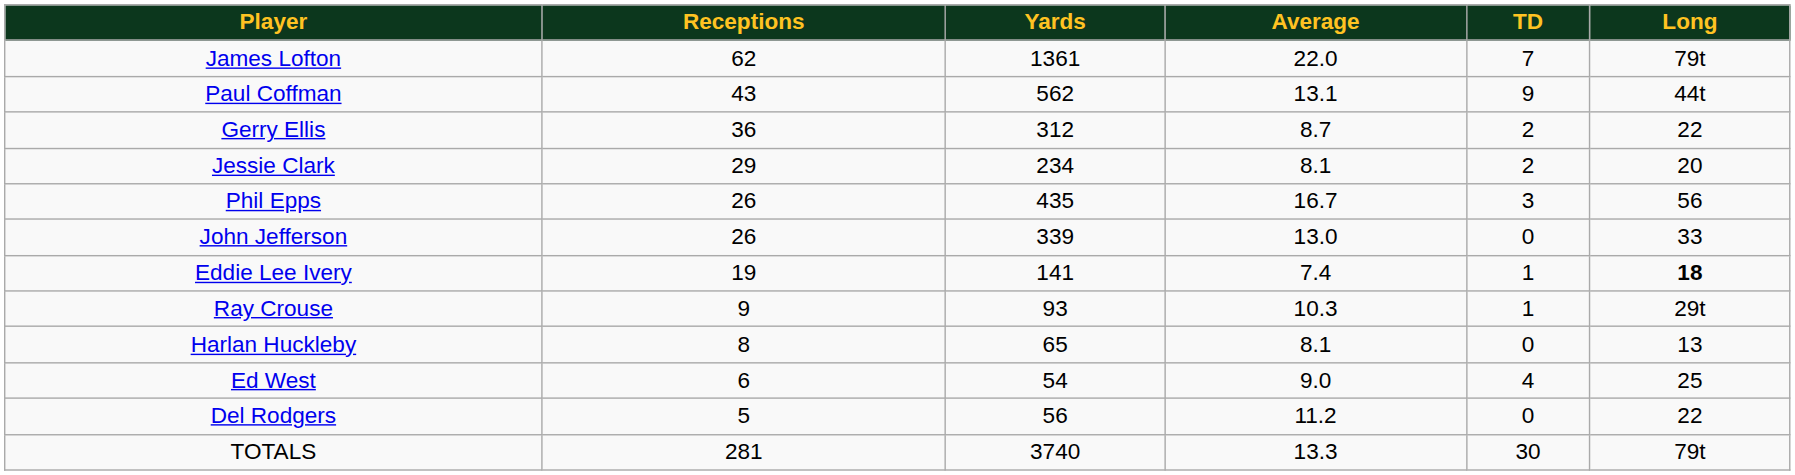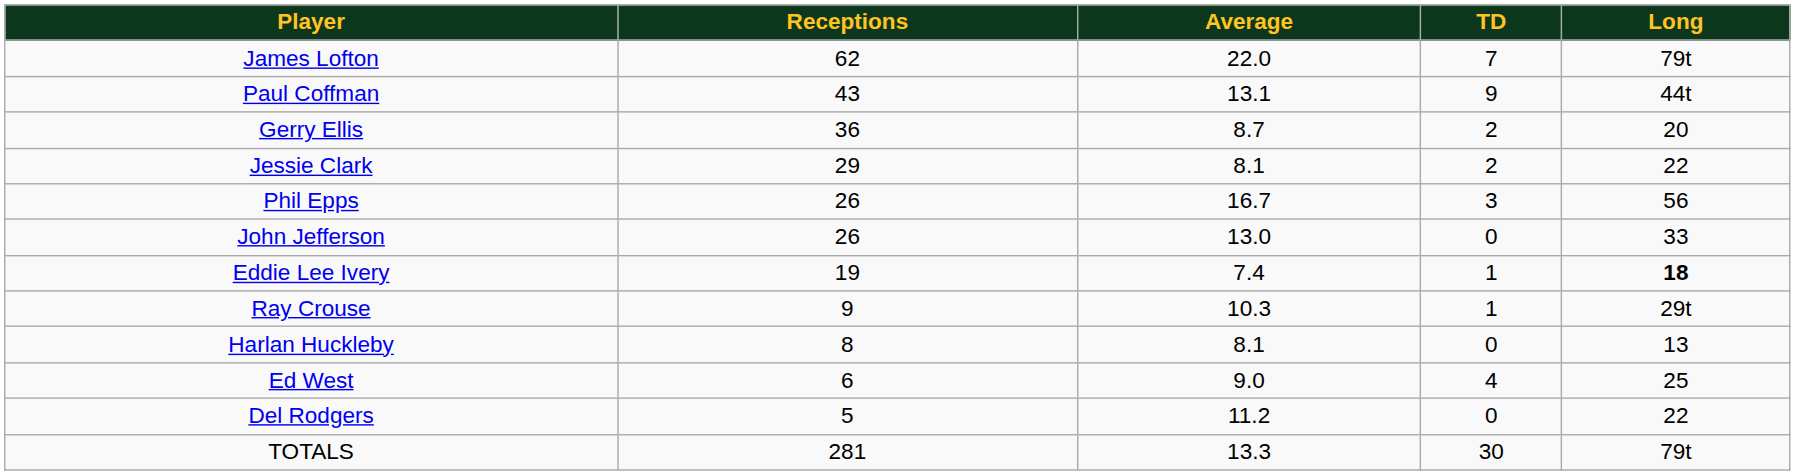- column: (1055, 22)
(1690, 129) 22 -> (1676, 129) 20
(1690, 165) 20 -> (1676, 165) 22
